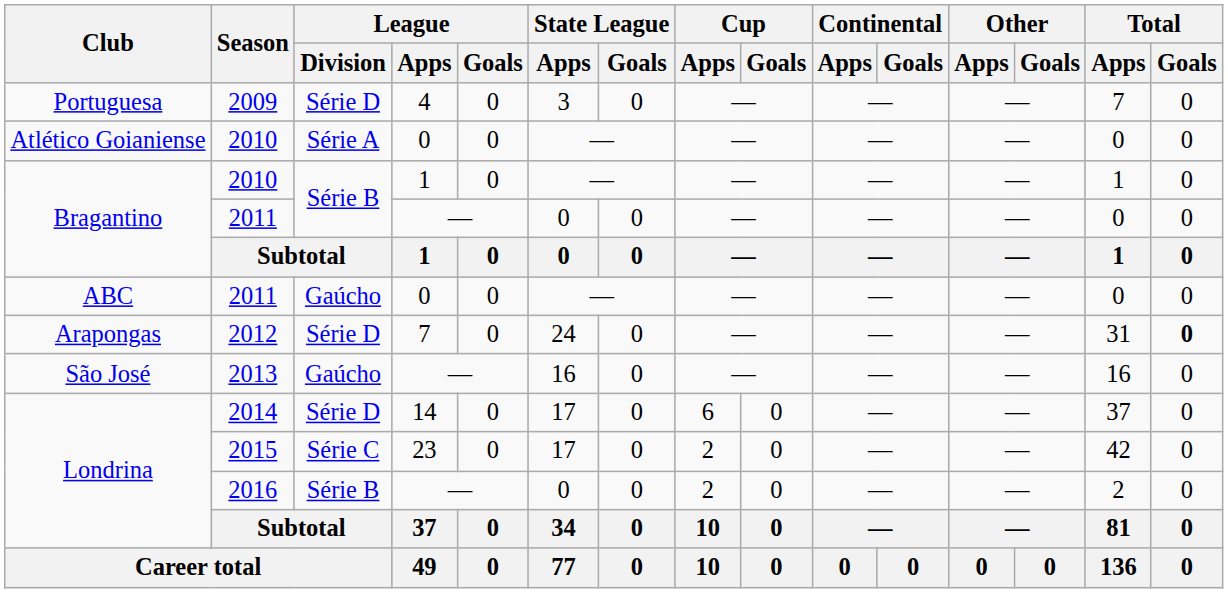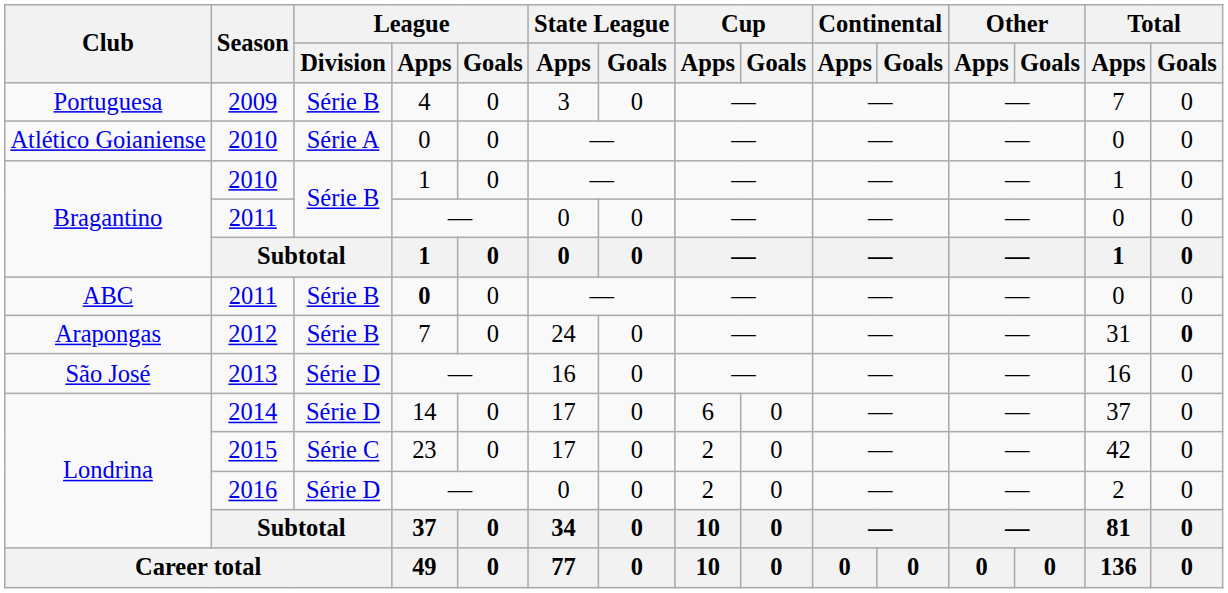(343, 101) Série D -> (343, 101) Série B
(343, 295) Gaúcho -> (343, 295) Série B
(424, 295) normal -> (424, 295) bold
(343, 334) Série D -> (343, 334) Série B
(343, 373) Gaúcho -> (343, 373) Série D
(343, 489) Série B -> (343, 489) Série D
